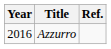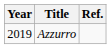(20, 33) 2016 -> (20, 33) 2019
